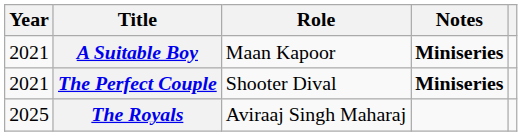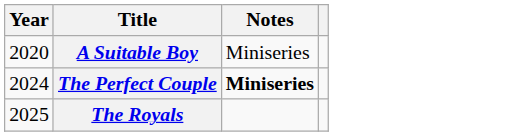- column: (316, 20)
(29, 51) 2021 -> (29, 51) 2020
(459, 51) bold -> (268, 51) normal
(29, 83) 2021 -> (29, 83) 2024
